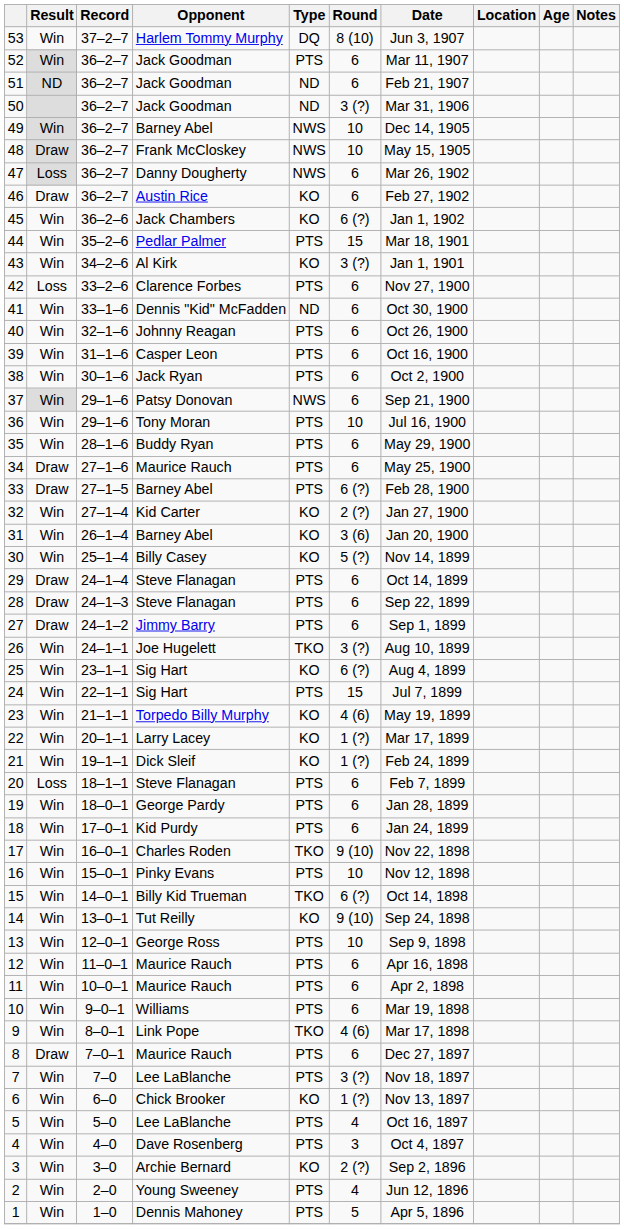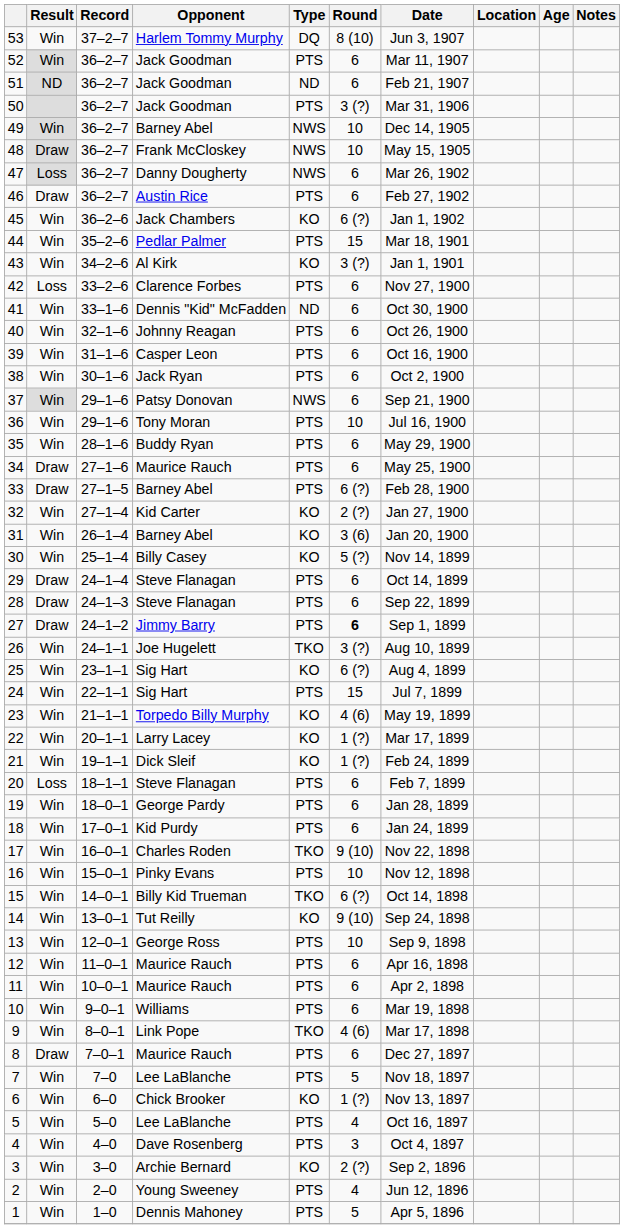(309, 106) ND -> (309, 106) PTS
(309, 196) KO -> (309, 196) PTS
(355, 625) normal -> (355, 625) bold
(355, 1077) 3 (?) -> (355, 1077) 5
